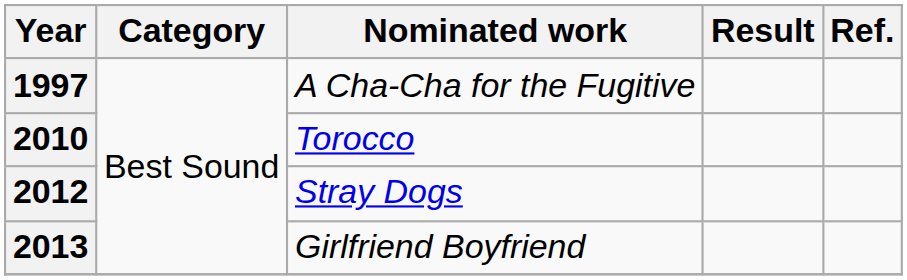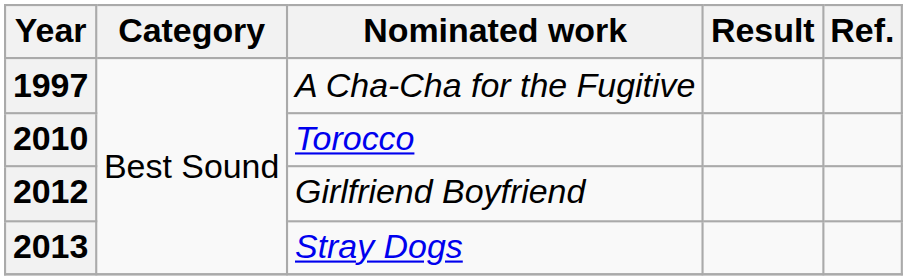(379, 192) Stray Dogs -> (440, 192) Girlfriend Boyfriend
(440, 246) Girlfriend Boyfriend -> (379, 246) Stray Dogs
